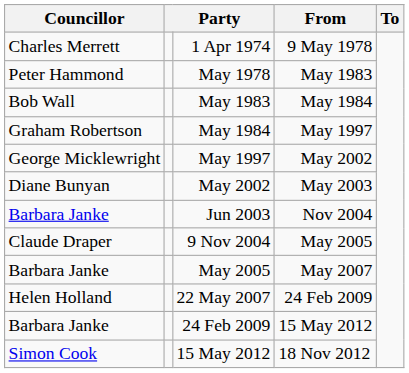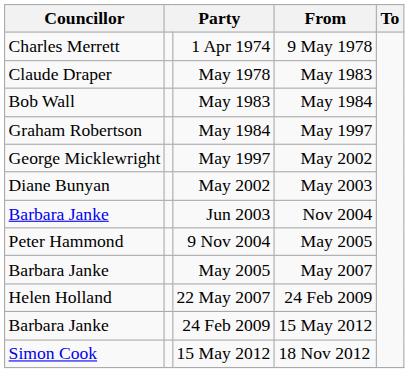(66, 74) Peter Hammond -> (60, 74) Claude Draper
(60, 241) Claude Draper -> (66, 241) Peter Hammond
